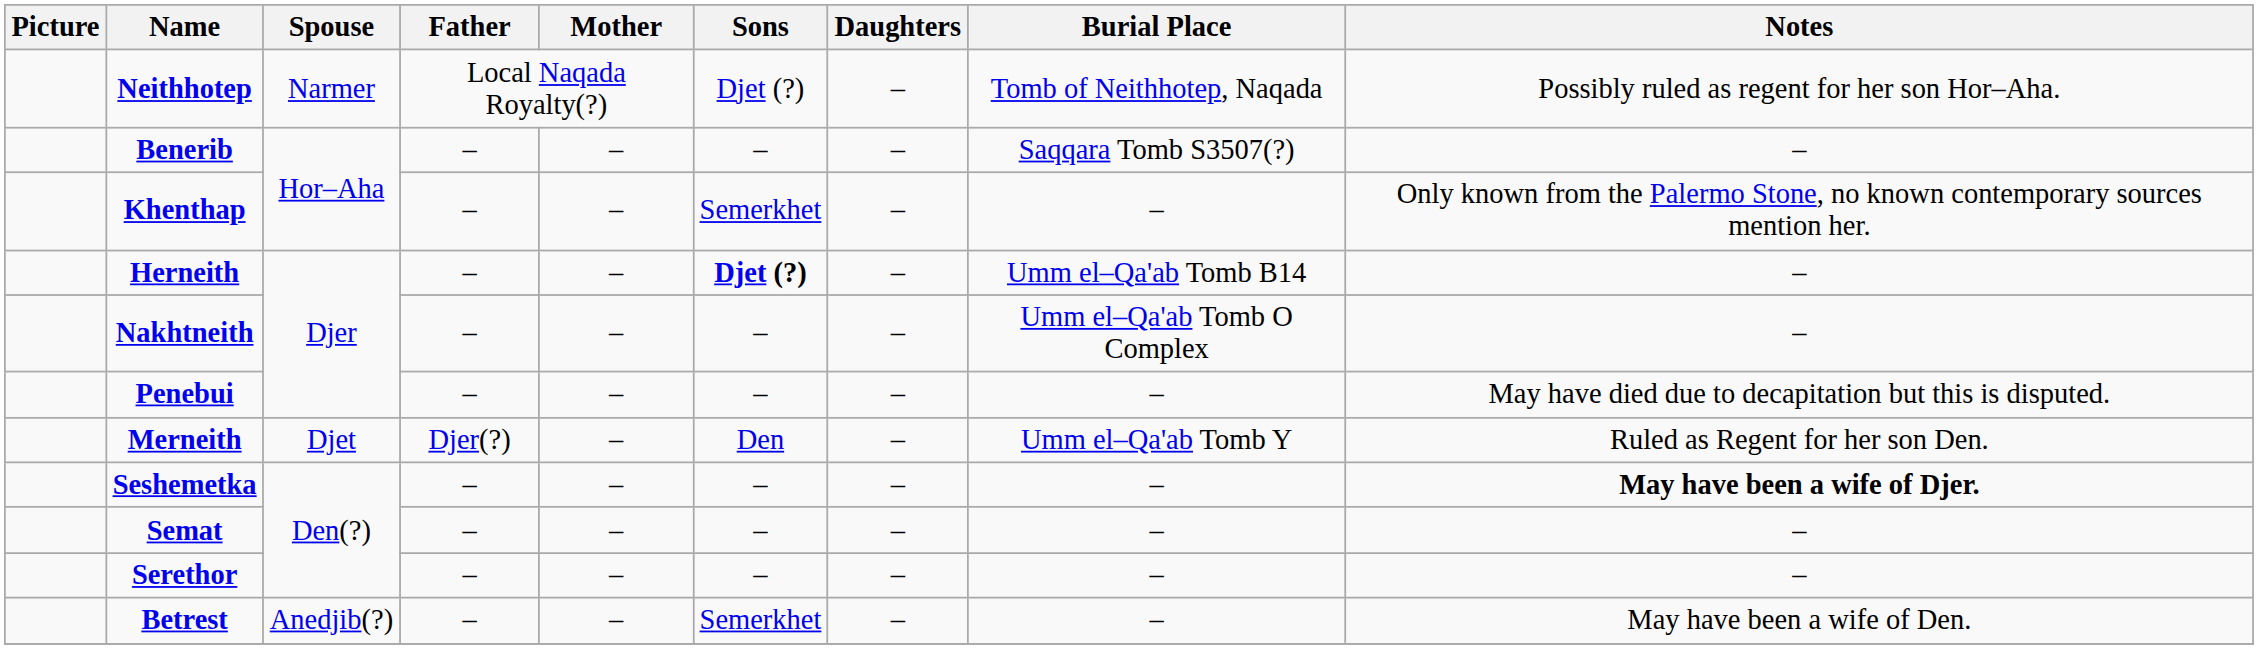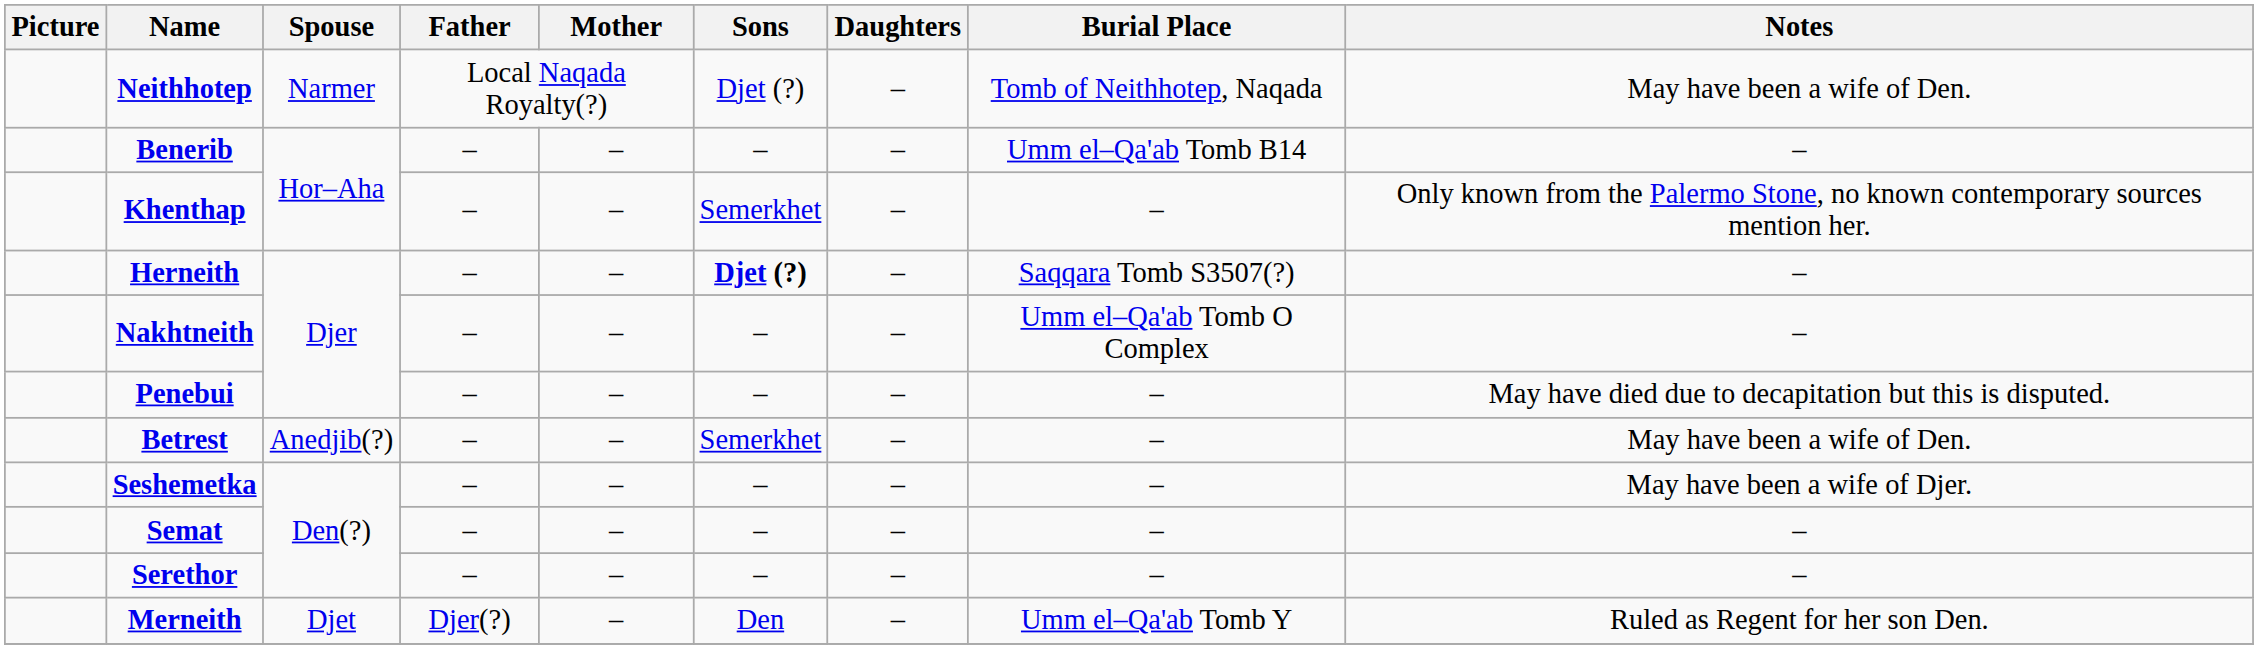(1799, 88) Possibly ruled as regent for her son Hor–Aha. -> (1799, 88) May have been a wife of Den.
(1157, 149) Saqqara Tomb S3507(?) -> (1157, 149) Umm el–Qa'ab Tomb B14
(1157, 271) Umm el–Qa'ab Tomb B14 -> (1157, 271) Saqqara Tomb S3507(?)
rows swapped: (185, 439) <-> (185, 620)
(1799, 484) bold -> (1799, 484) normal
